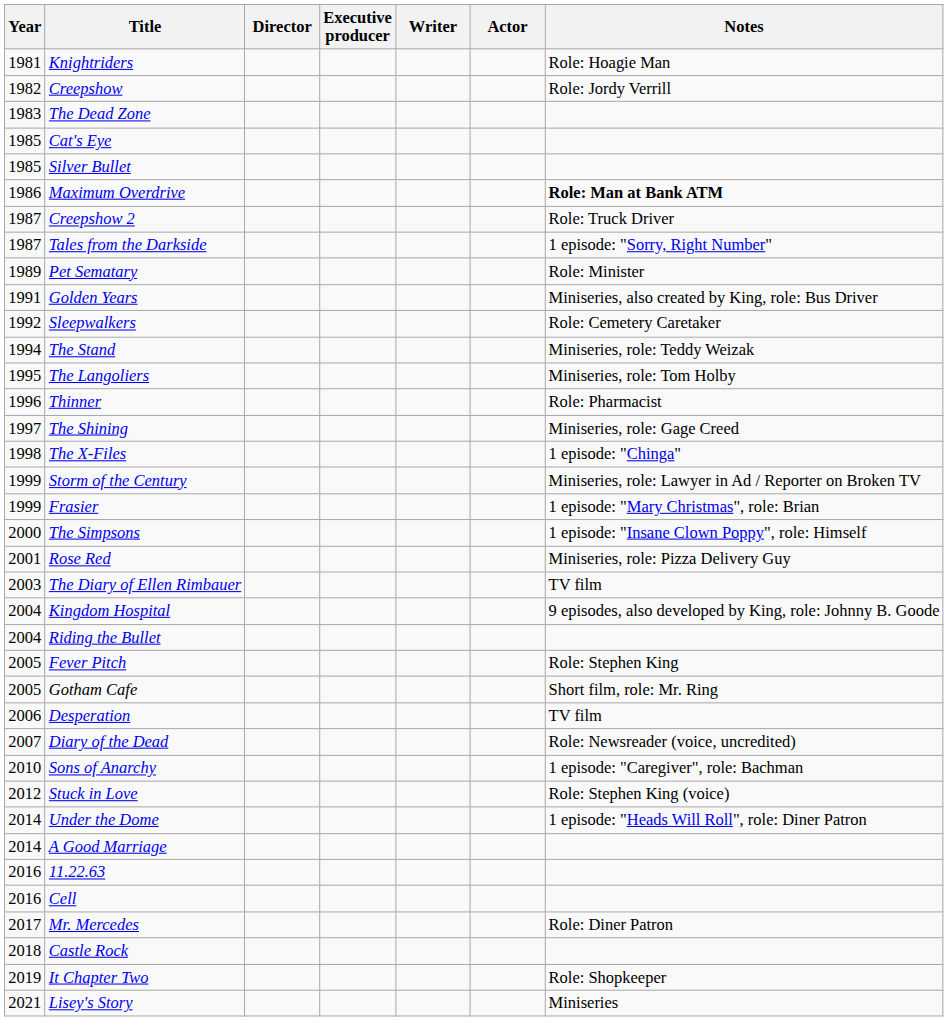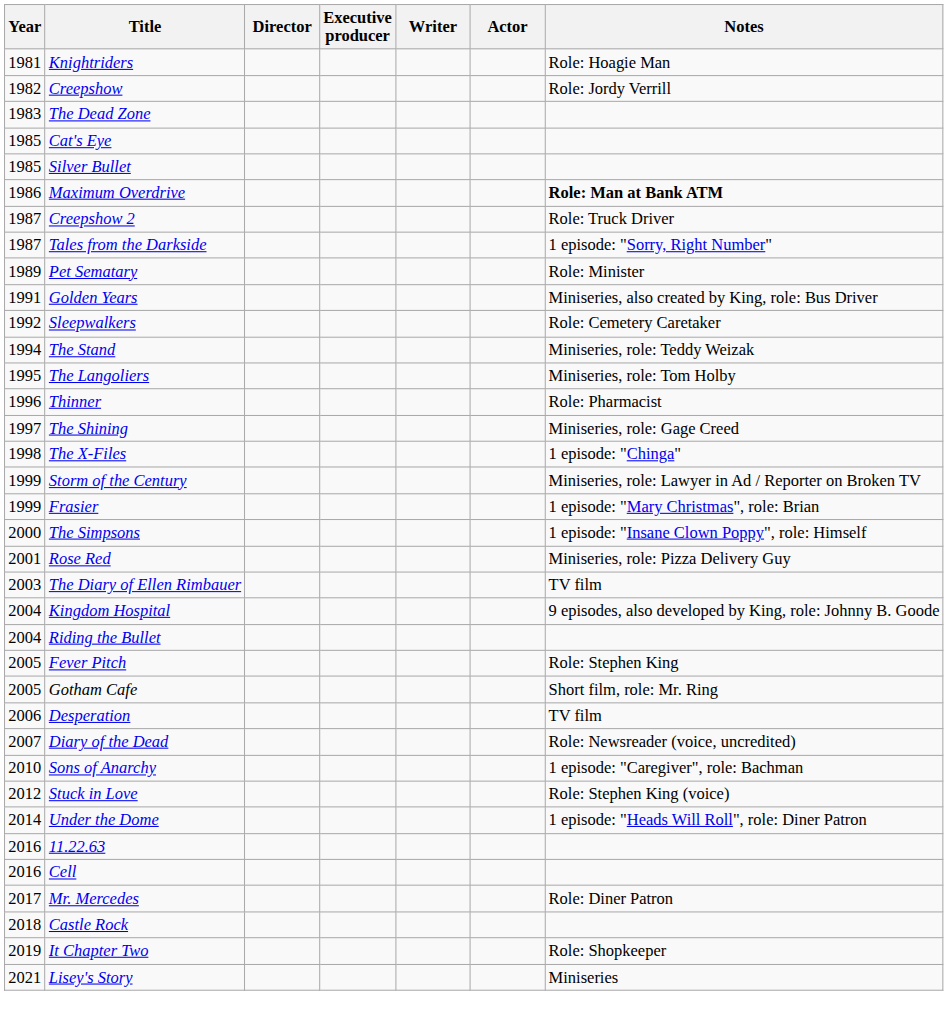- row: (108, 846)
